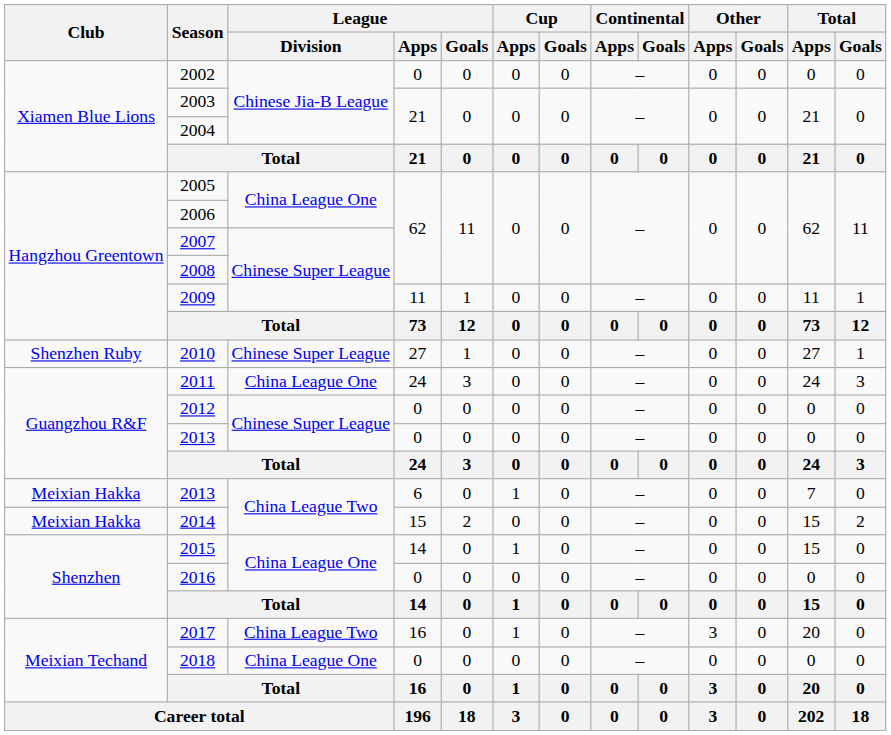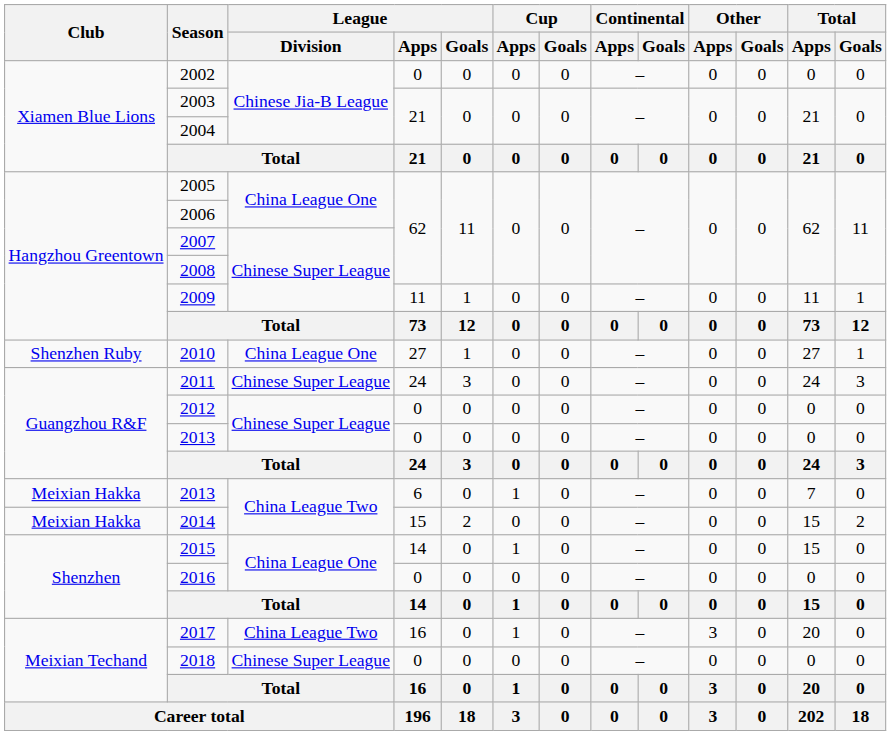(311, 353) Chinese Super League -> (311, 353) China League One
(311, 381) China League One -> (311, 381) Chinese Super League
(311, 660) China League One -> (311, 660) Chinese Super League
